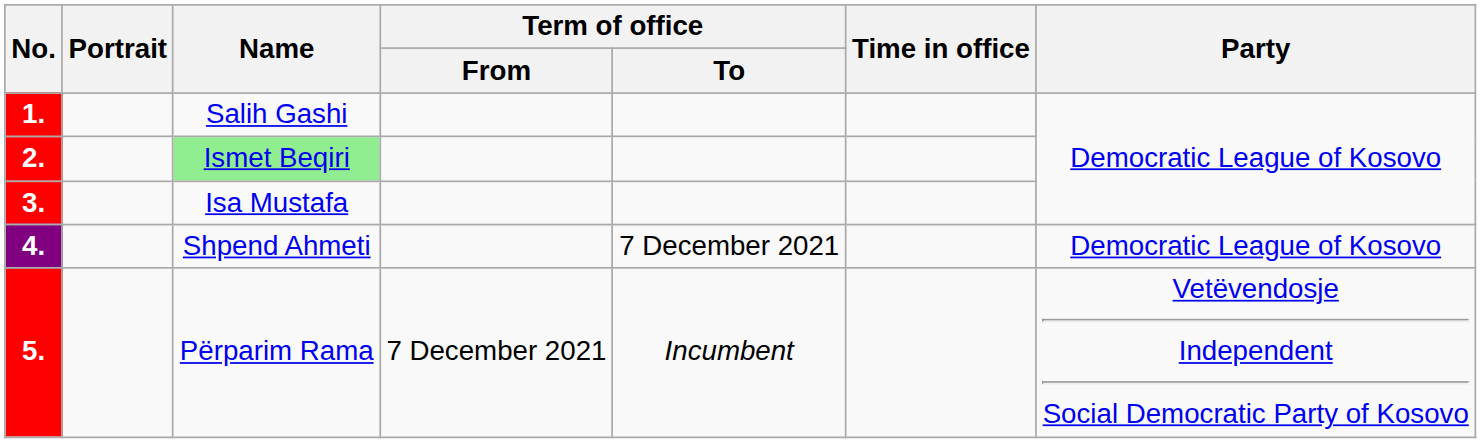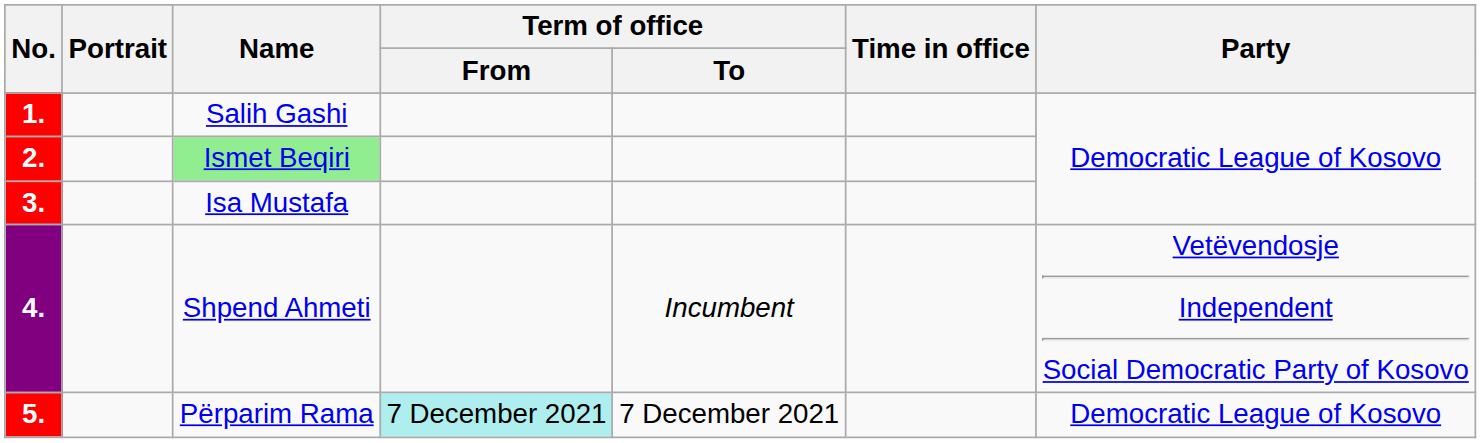(729, 245) 7 December 2021 -> (729, 308) Incumbent
(1256, 245) Democratic League of Kosovo -> (1256, 308) Vetëvendosje Independent Social Democratic Party of Kosovo
(496, 352) no background -> (496, 414) paleturquoise background
(729, 352) Incumbent -> (729, 414) 7 December 2021
(1256, 352) Vetëvendosje Independent Social Democratic Party of Kosovo -> (1256, 414) Democratic League of Kosovo
